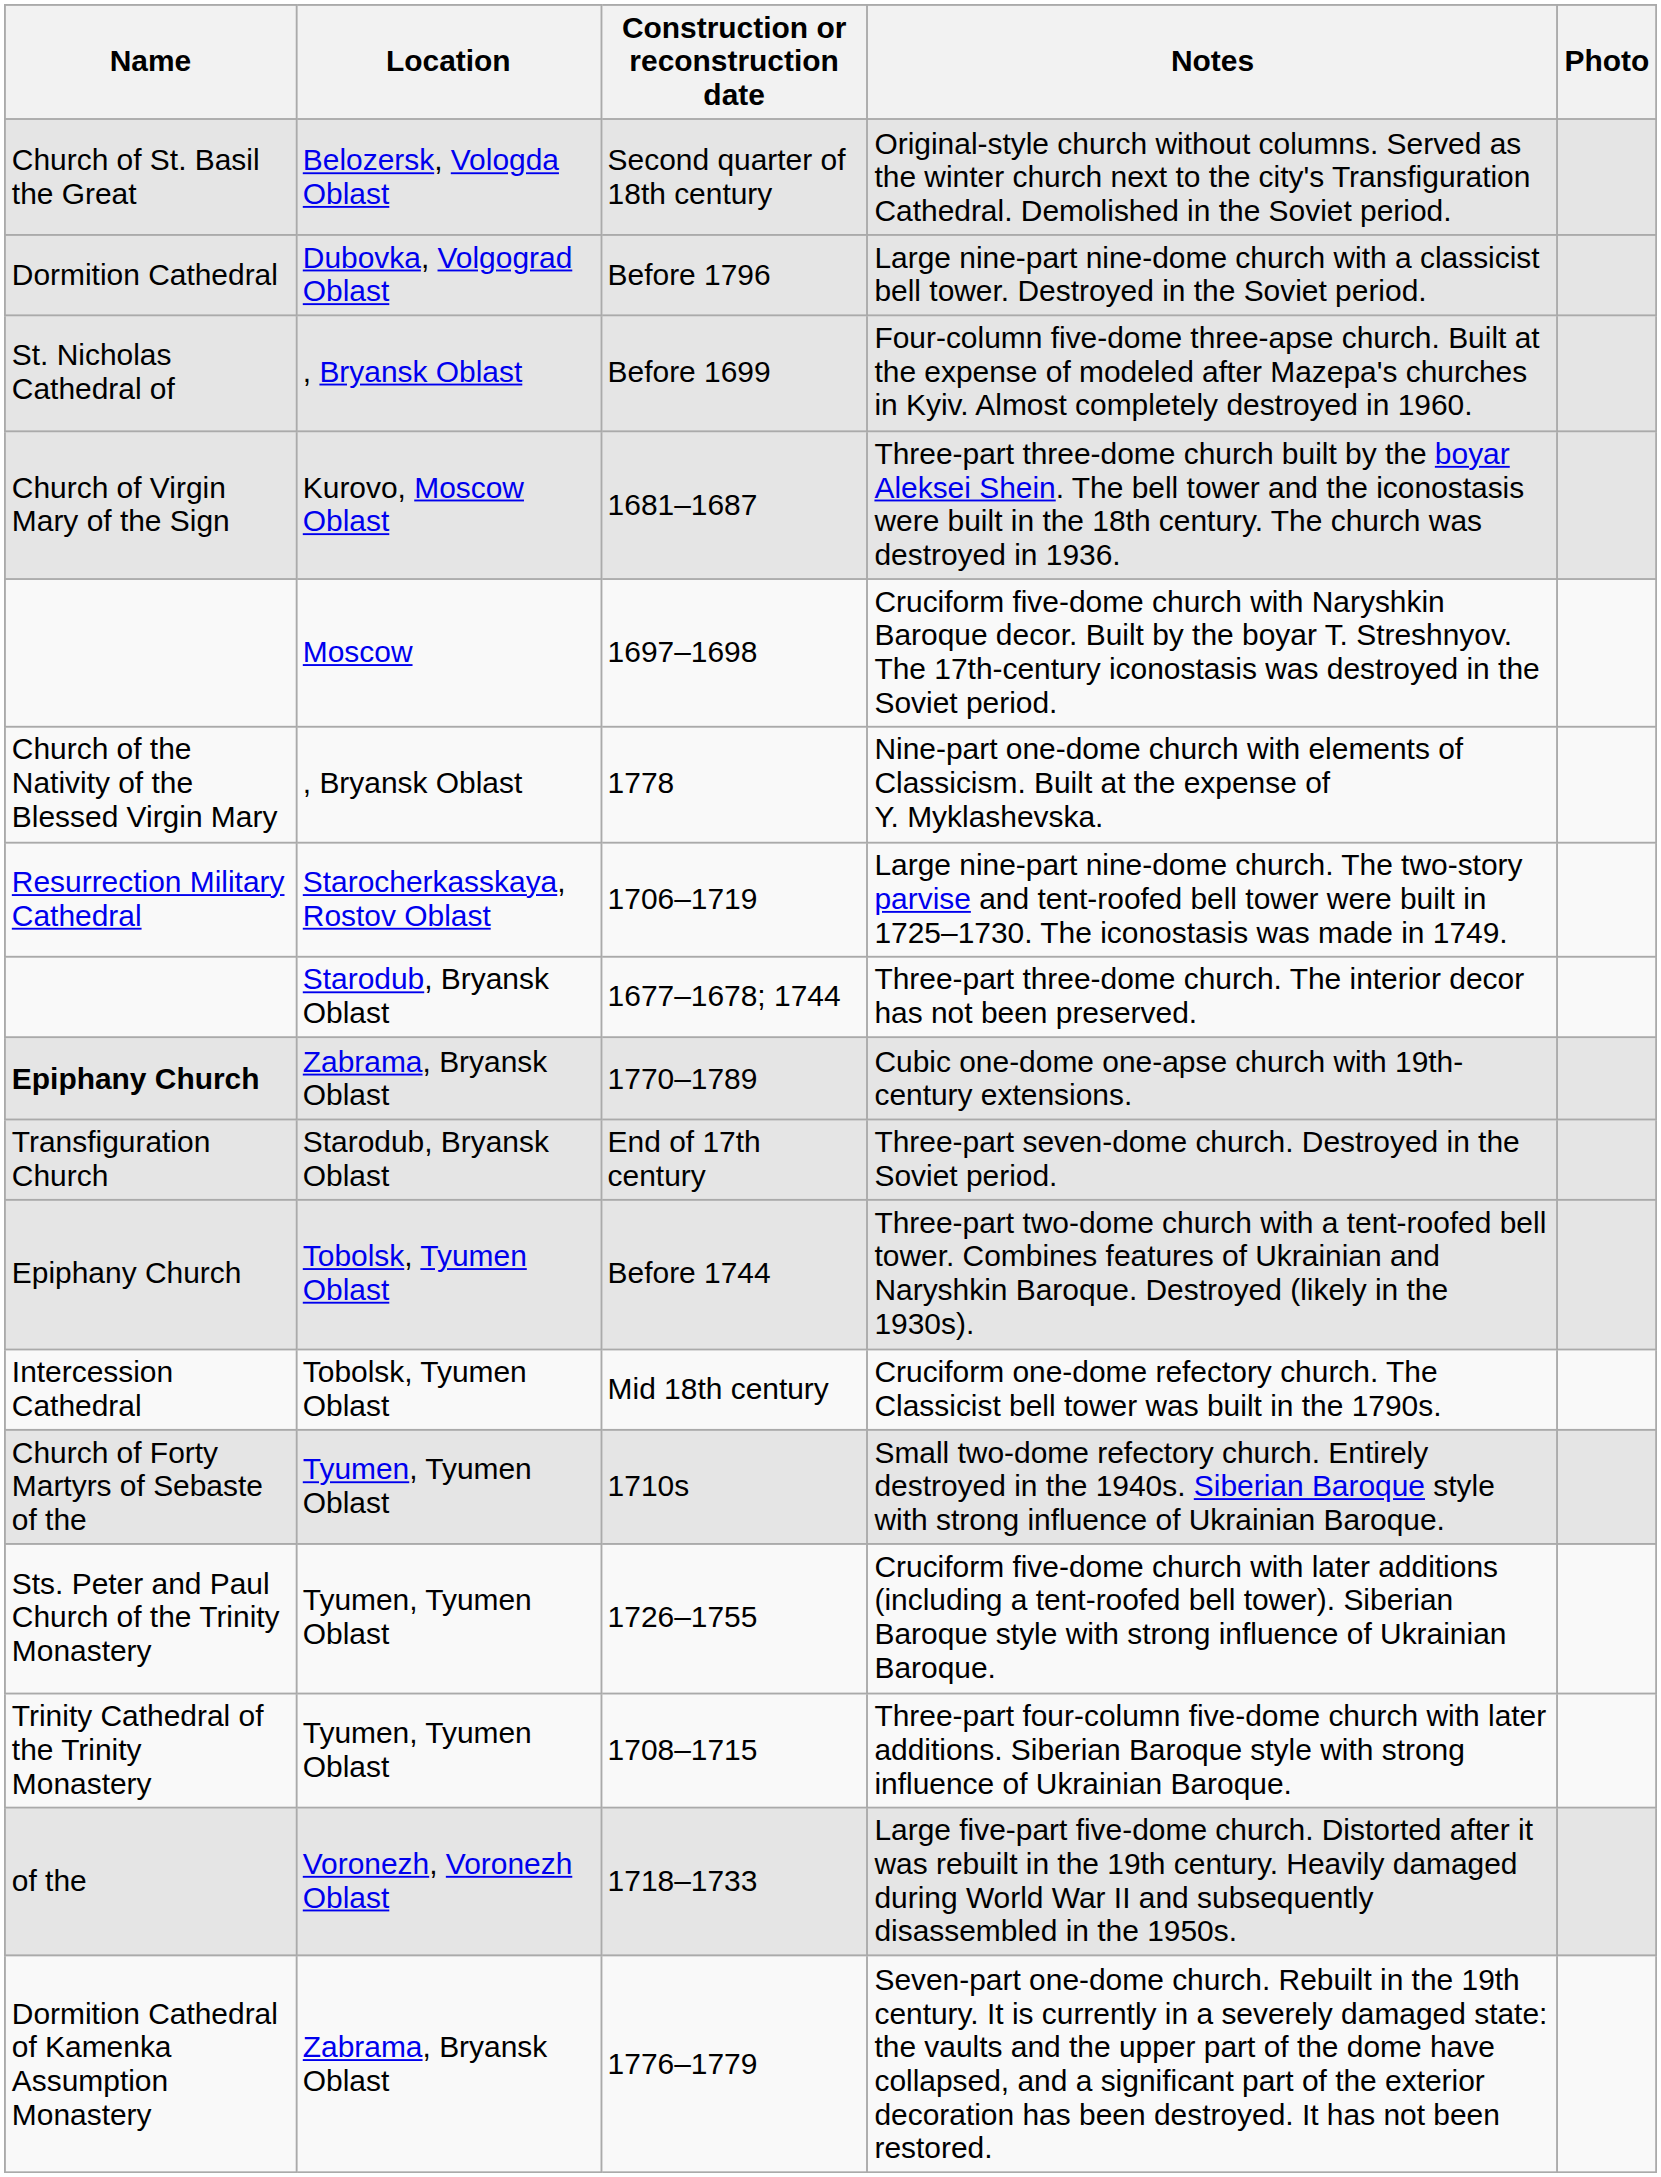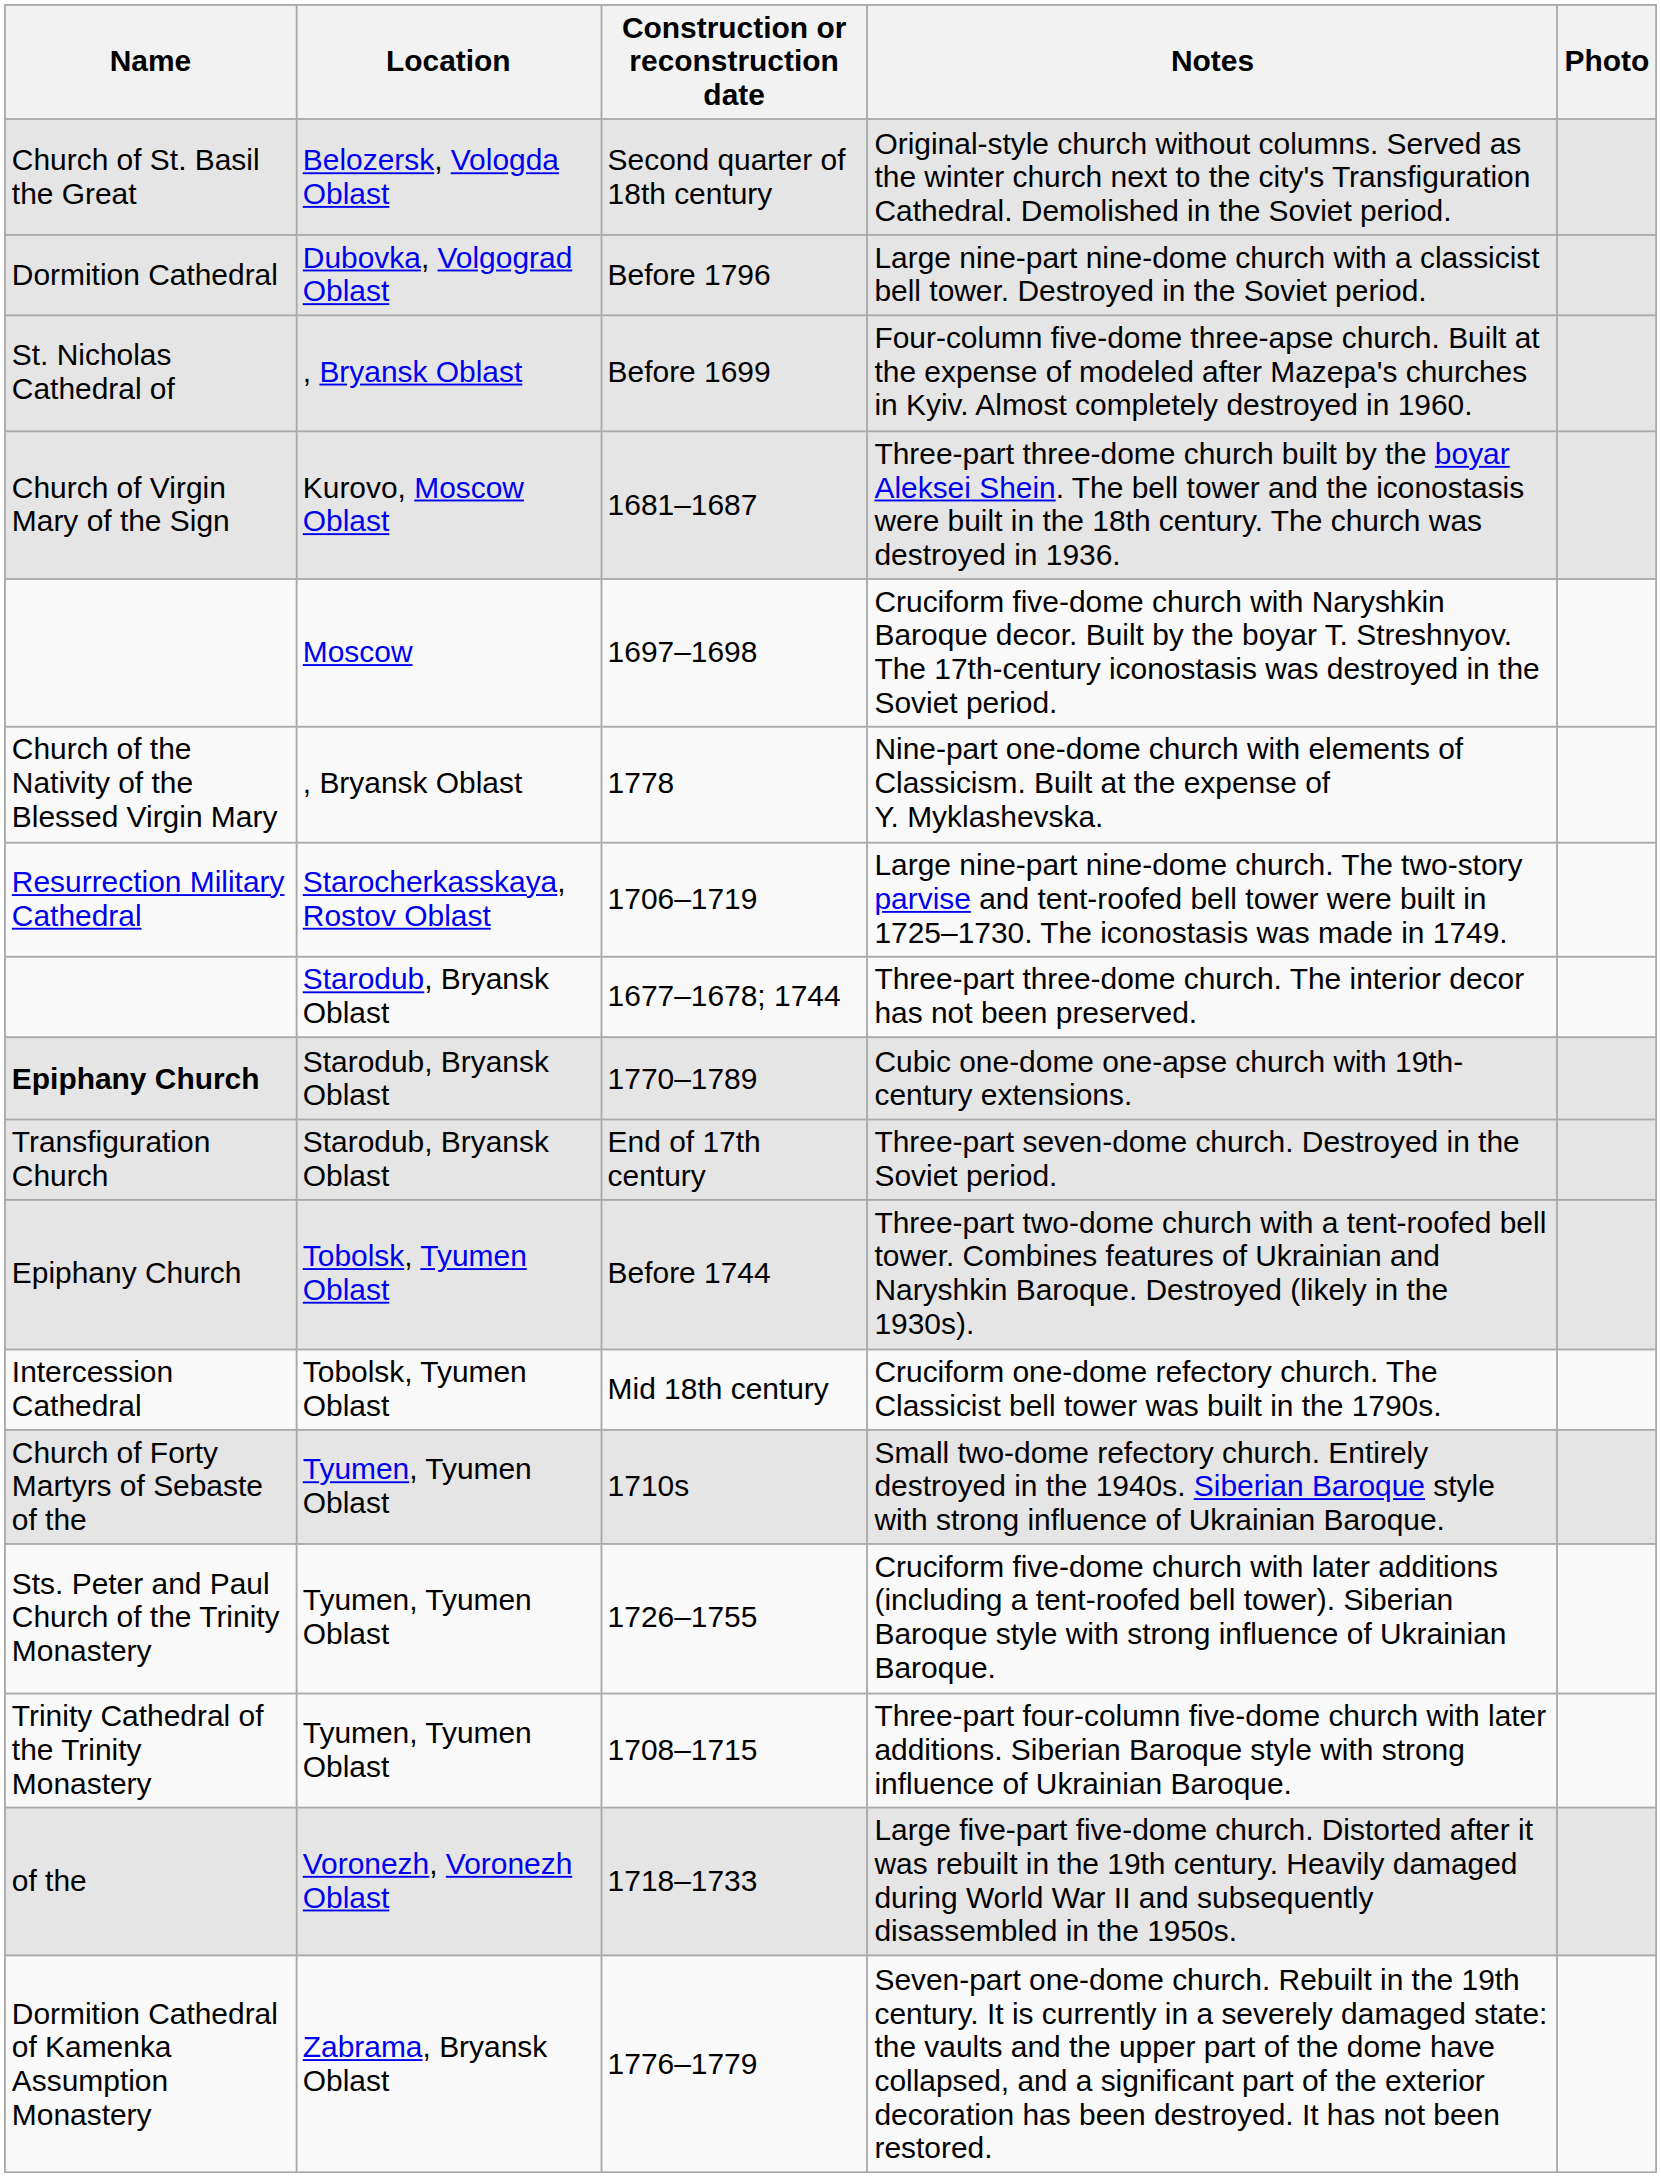(425, 1077) Zabrama, Bryansk Oblast -> (426, 1077) Starodub, Bryansk Oblast
